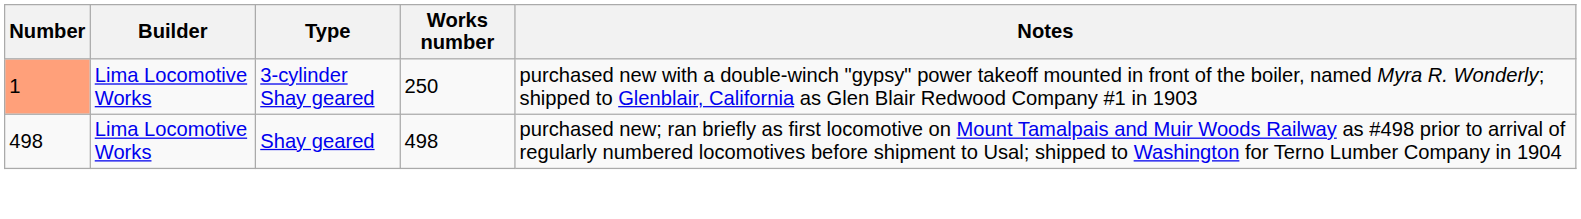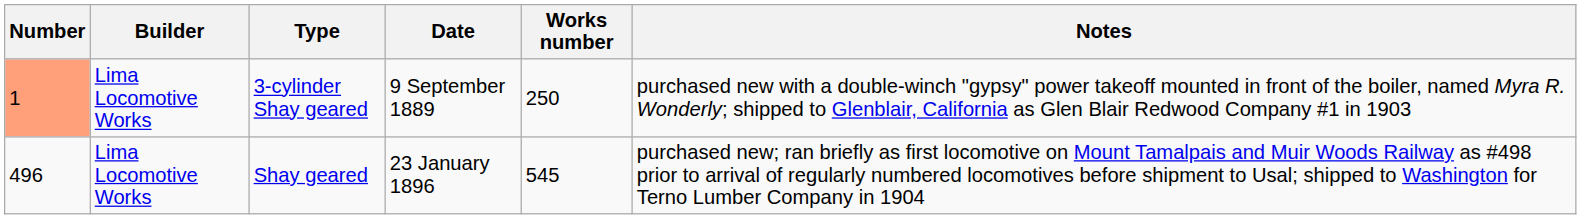+ column: (453, 31)
(26, 141) 498 -> (26, 175) 496
(421, 141) 498 -> (543, 175) 545
